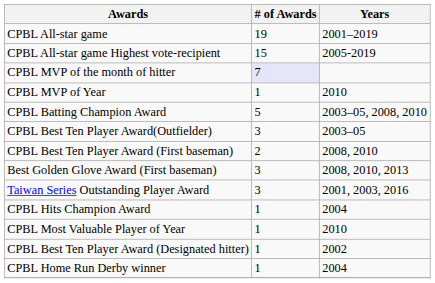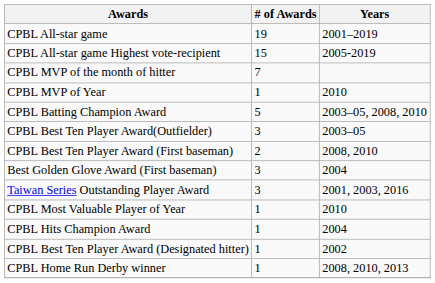(258, 72) lavender background -> (258, 72) no background
(365, 170) 2008, 2010, 2013 -> (335, 170) 2004
rows swapped: (96, 229) <-> (79, 209)
(335, 268) 2004 -> (365, 268) 2008, 2010, 2013
